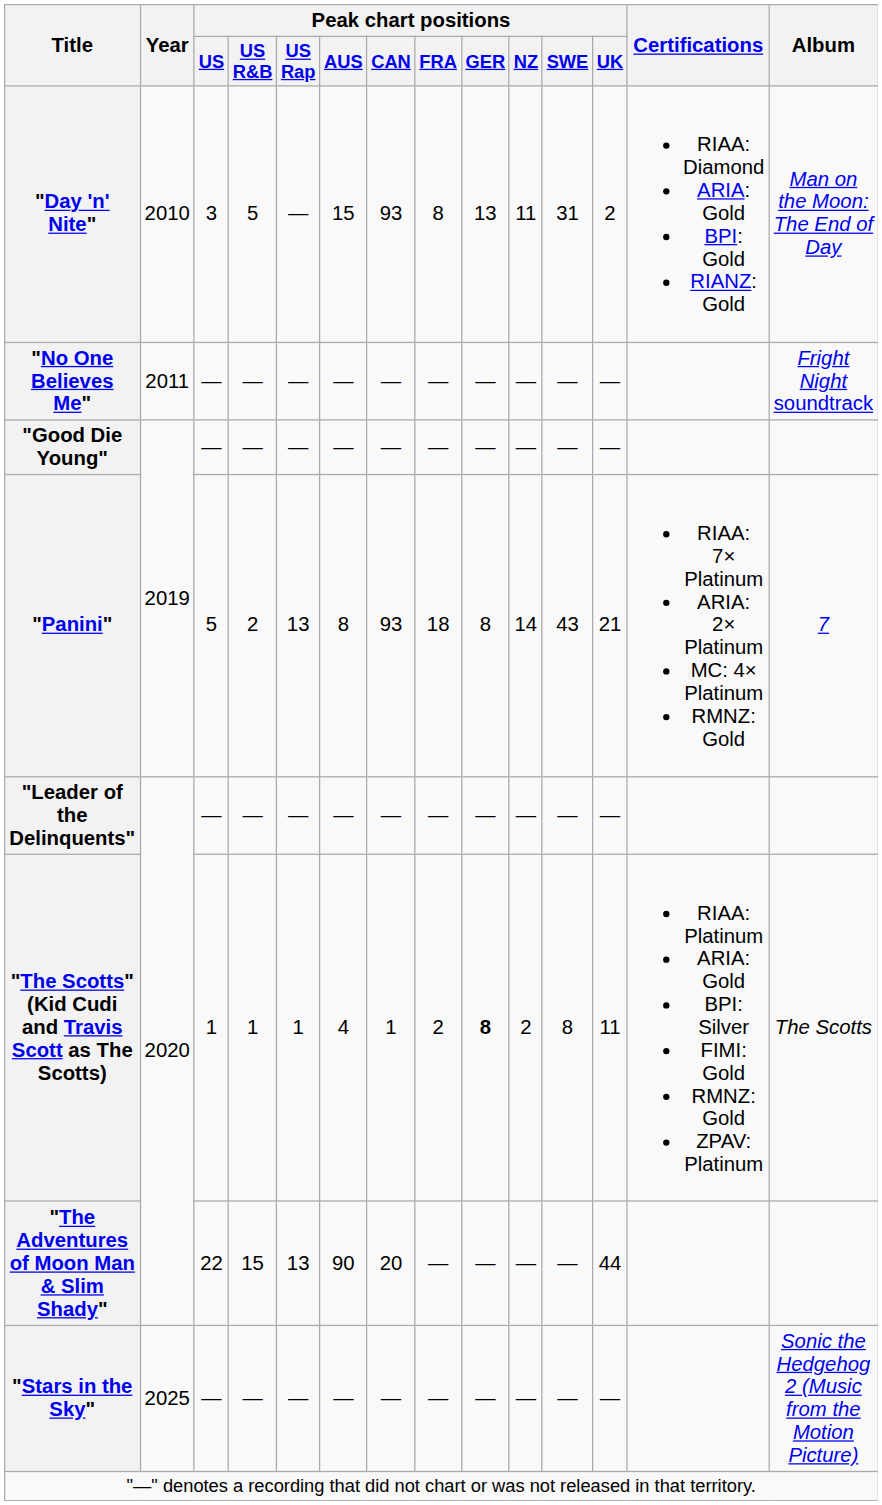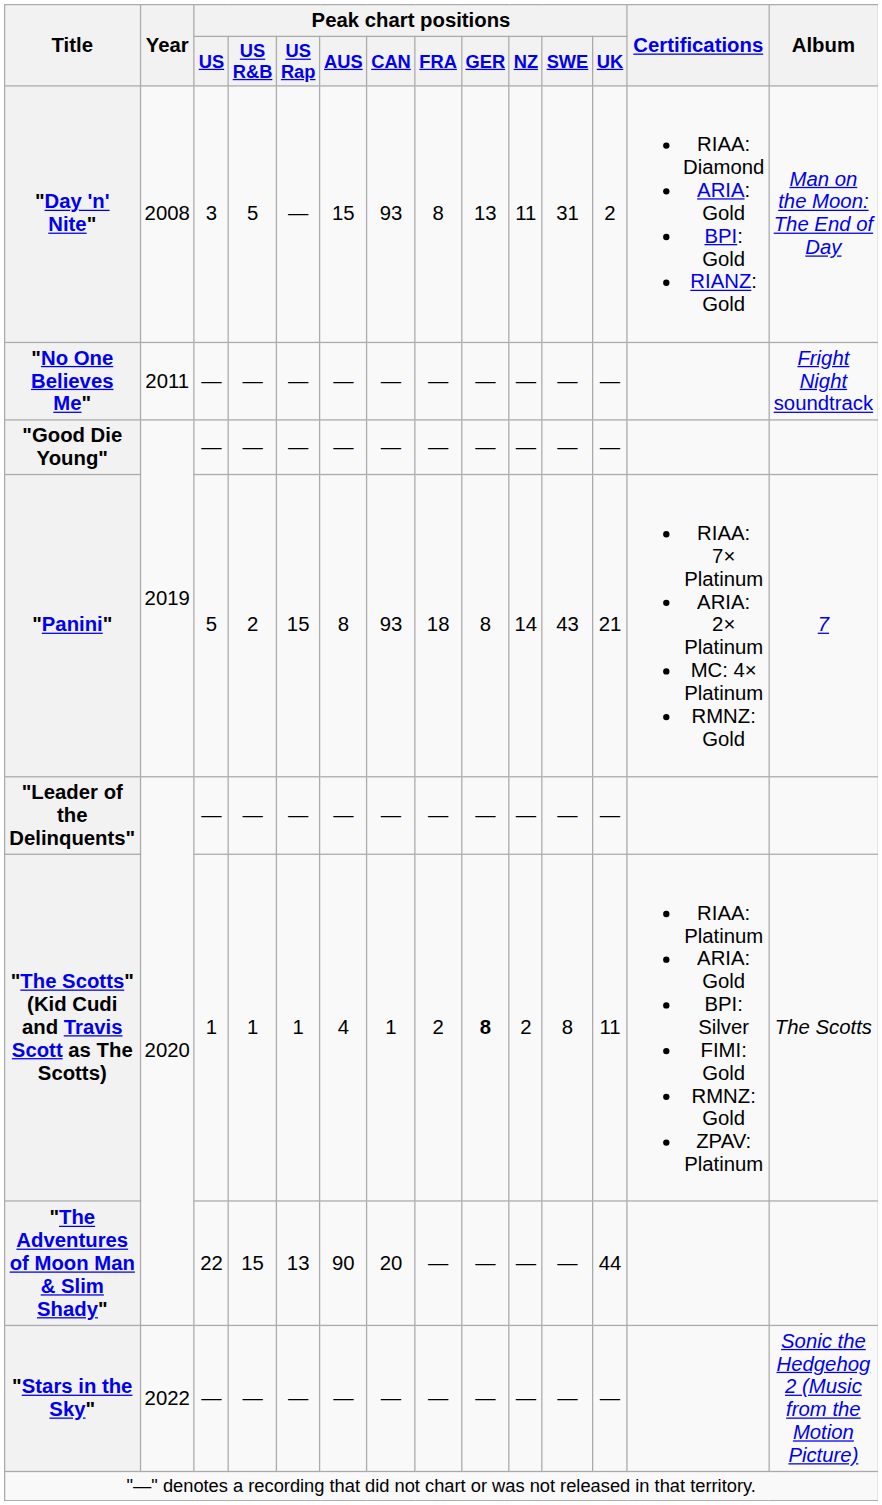(167, 213) 2010 -> (167, 213) 2008
(298, 625) 13 -> (298, 625) 15
(167, 1398) 2025 -> (167, 1398) 2022
